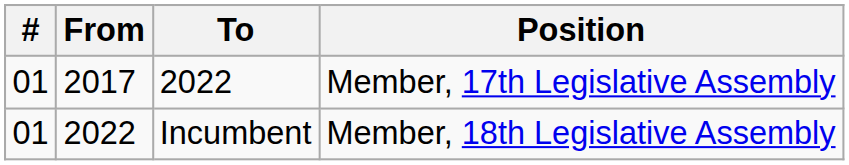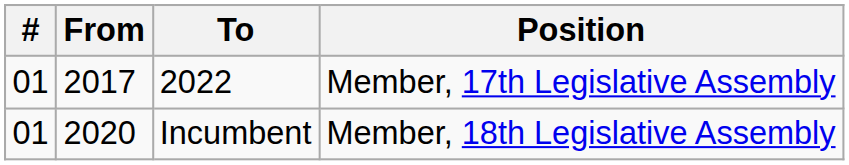(100, 133) 2022 -> (100, 133) 2020
